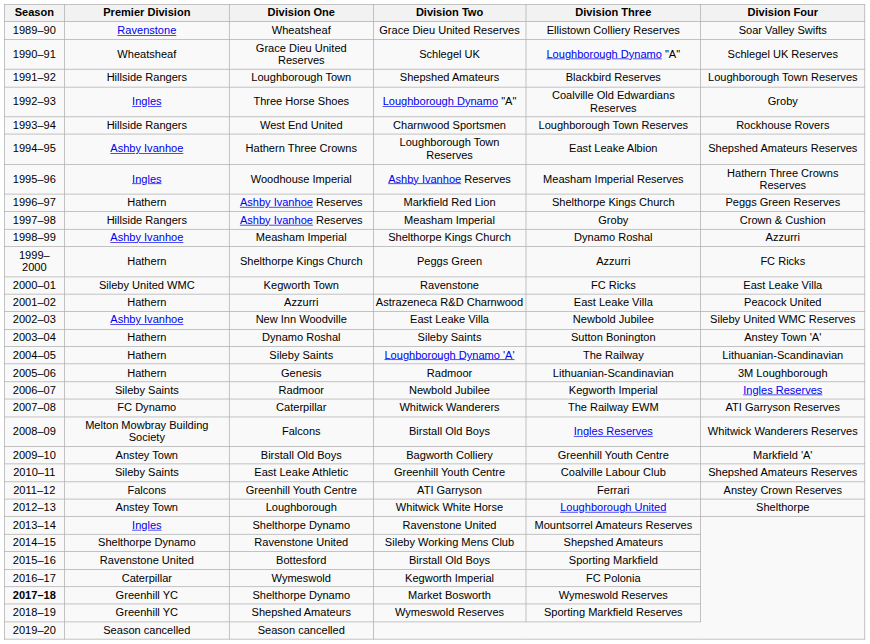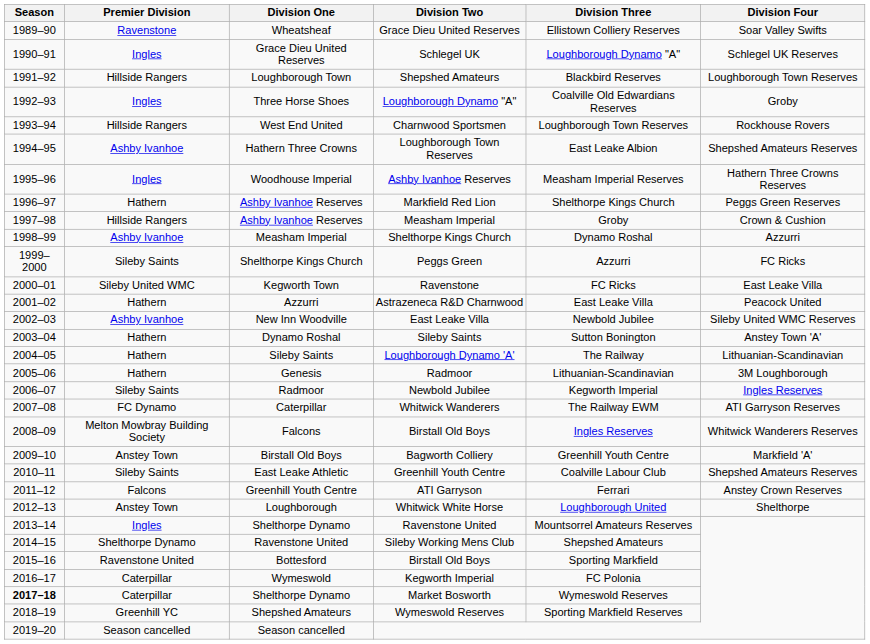(147, 54) Wheatsheaf -> (147, 54) Ingles
(147, 261) Hathern -> (147, 261) Sileby Saints
(147, 595) Greenhill YC -> (147, 595) Caterpillar
